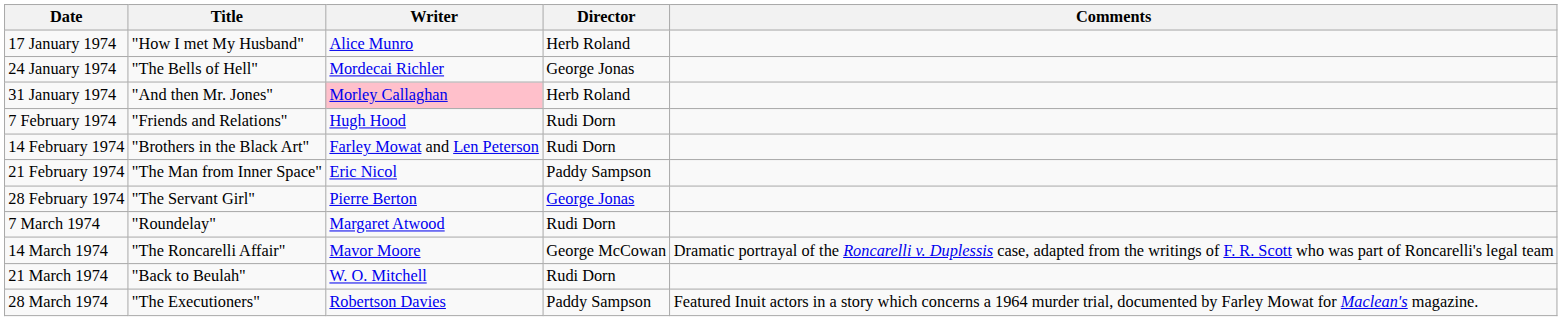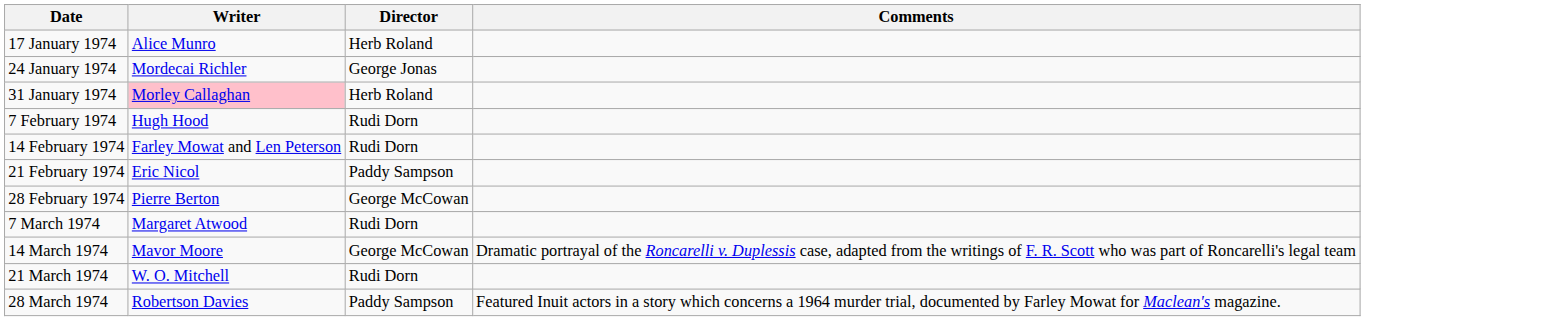- column: (227, 17)
(590, 198) George Jonas -> (409, 198) George McCowan
